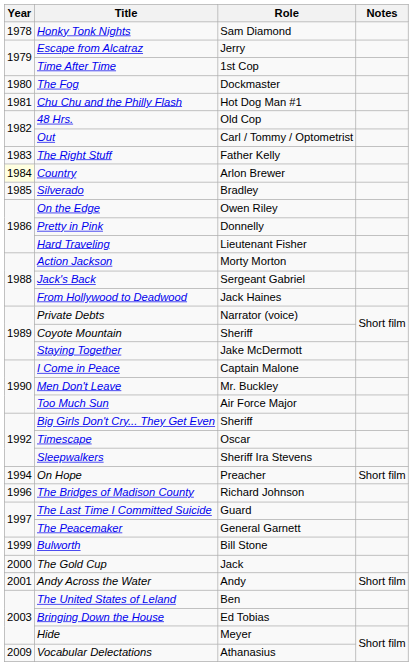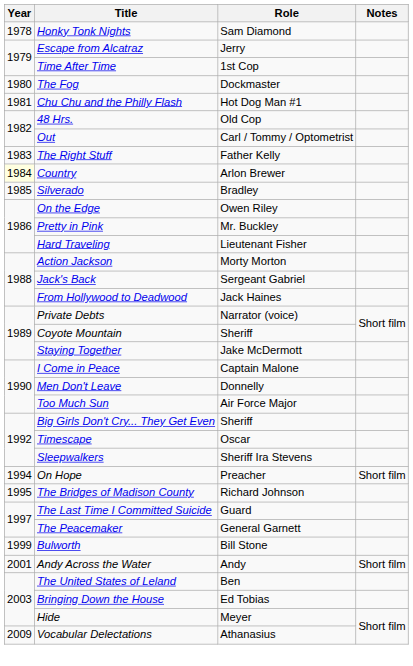(242, 226) Donnelly -> (249, 226) Mr. Buckley
(249, 386) Mr. Buckley -> (242, 386) Donnelly
(19, 492) 1996 -> (19, 492) 1995
- row: (72, 564)
